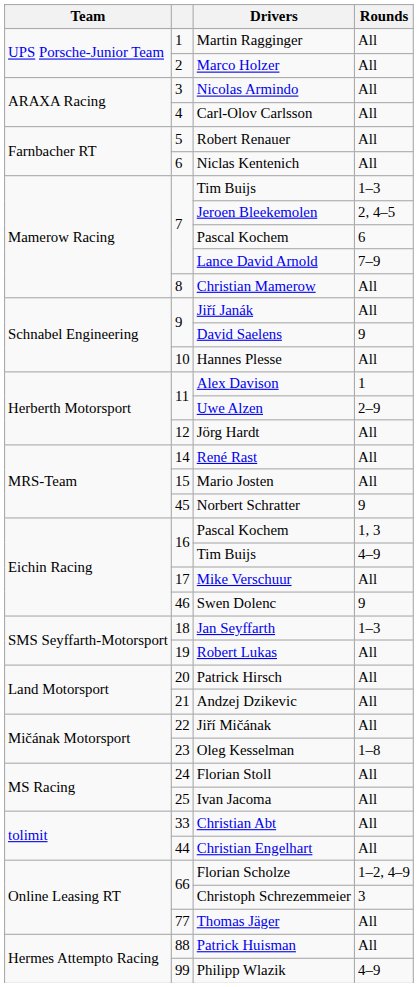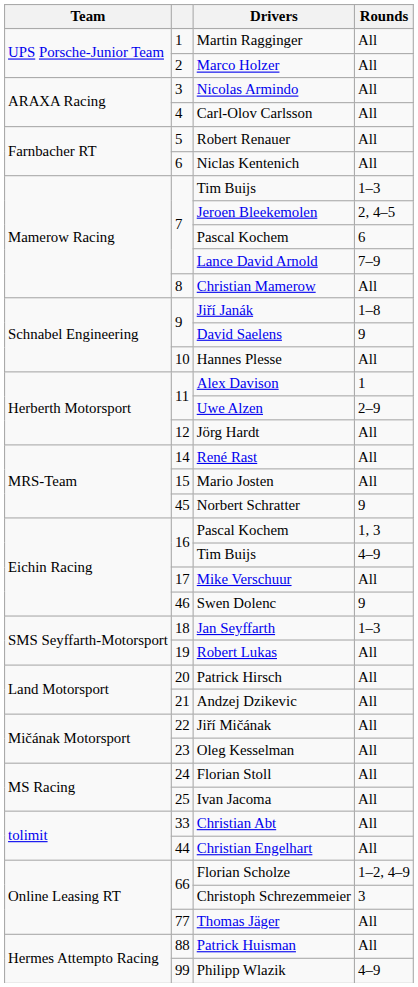(368, 309) All -> (369, 309) 1–8
(369, 750) 1–8 -> (368, 750) All
